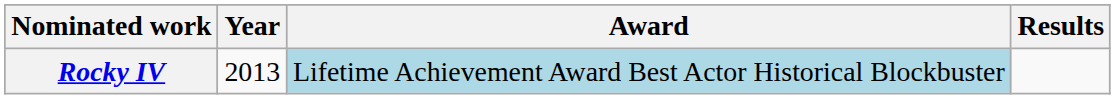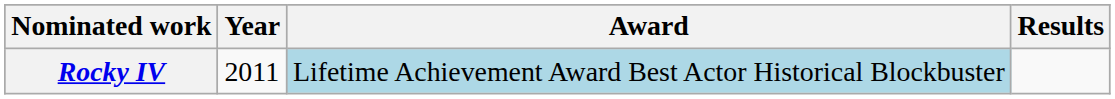(252, 70) 2013 -> (252, 70) 2011
